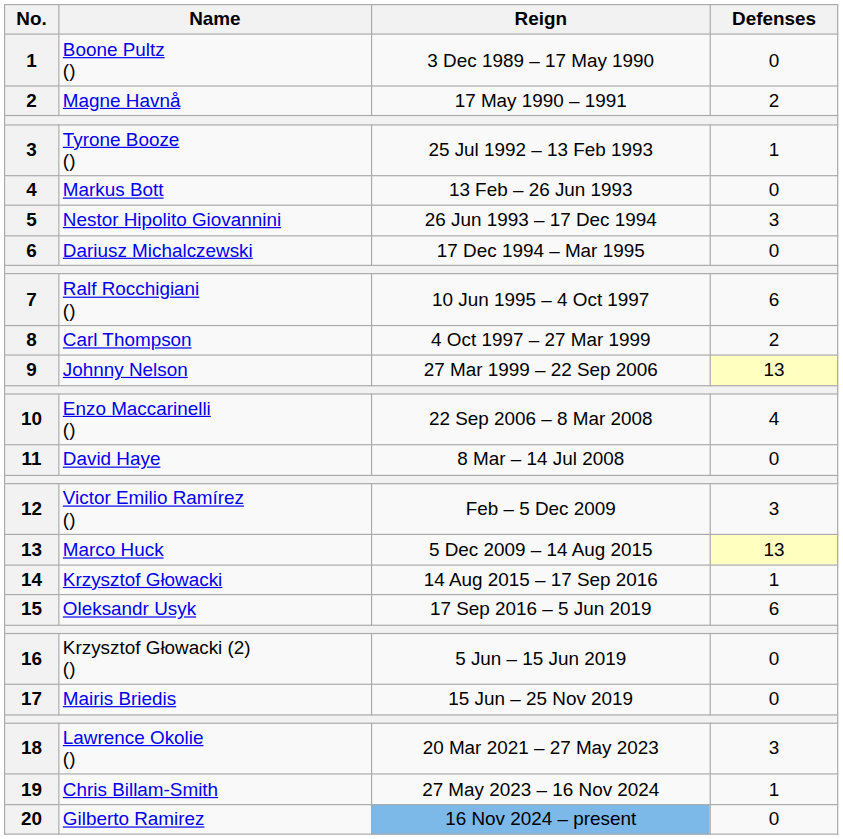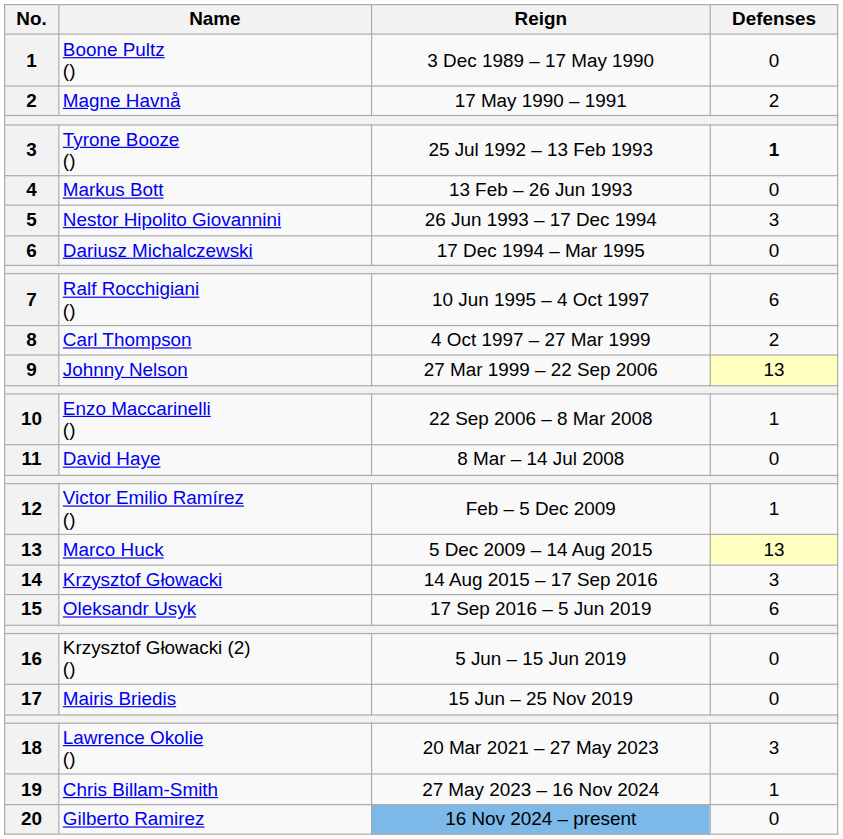(774, 149) normal -> (774, 149) bold
(774, 419) 4 -> (774, 419) 1
(774, 509) 3 -> (774, 509) 1
(774, 579) 1 -> (774, 579) 3
